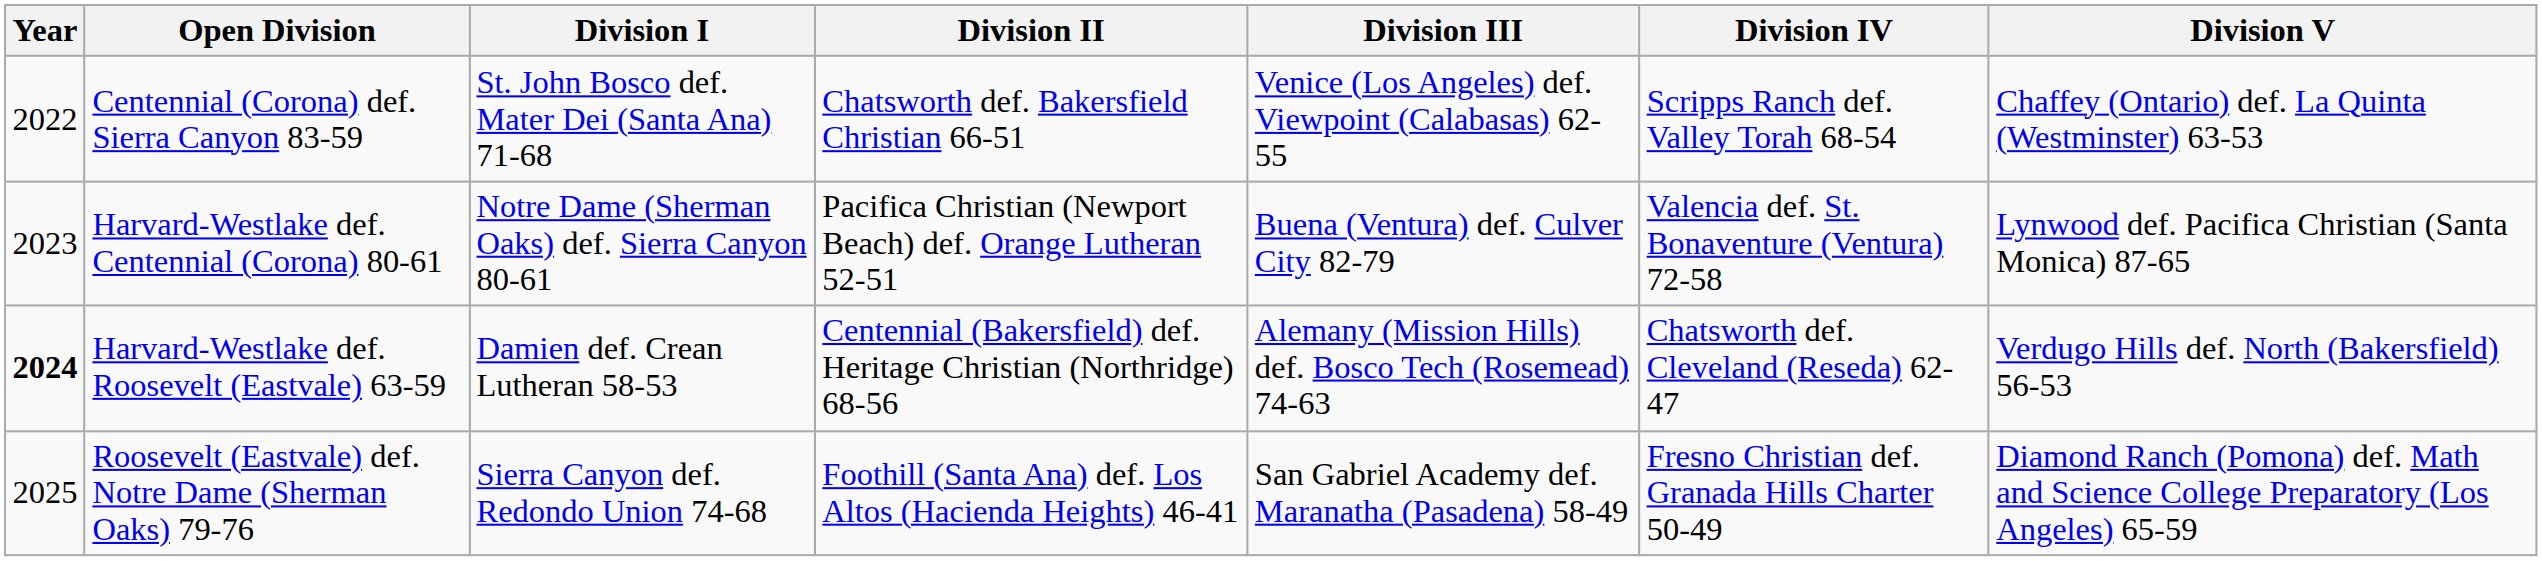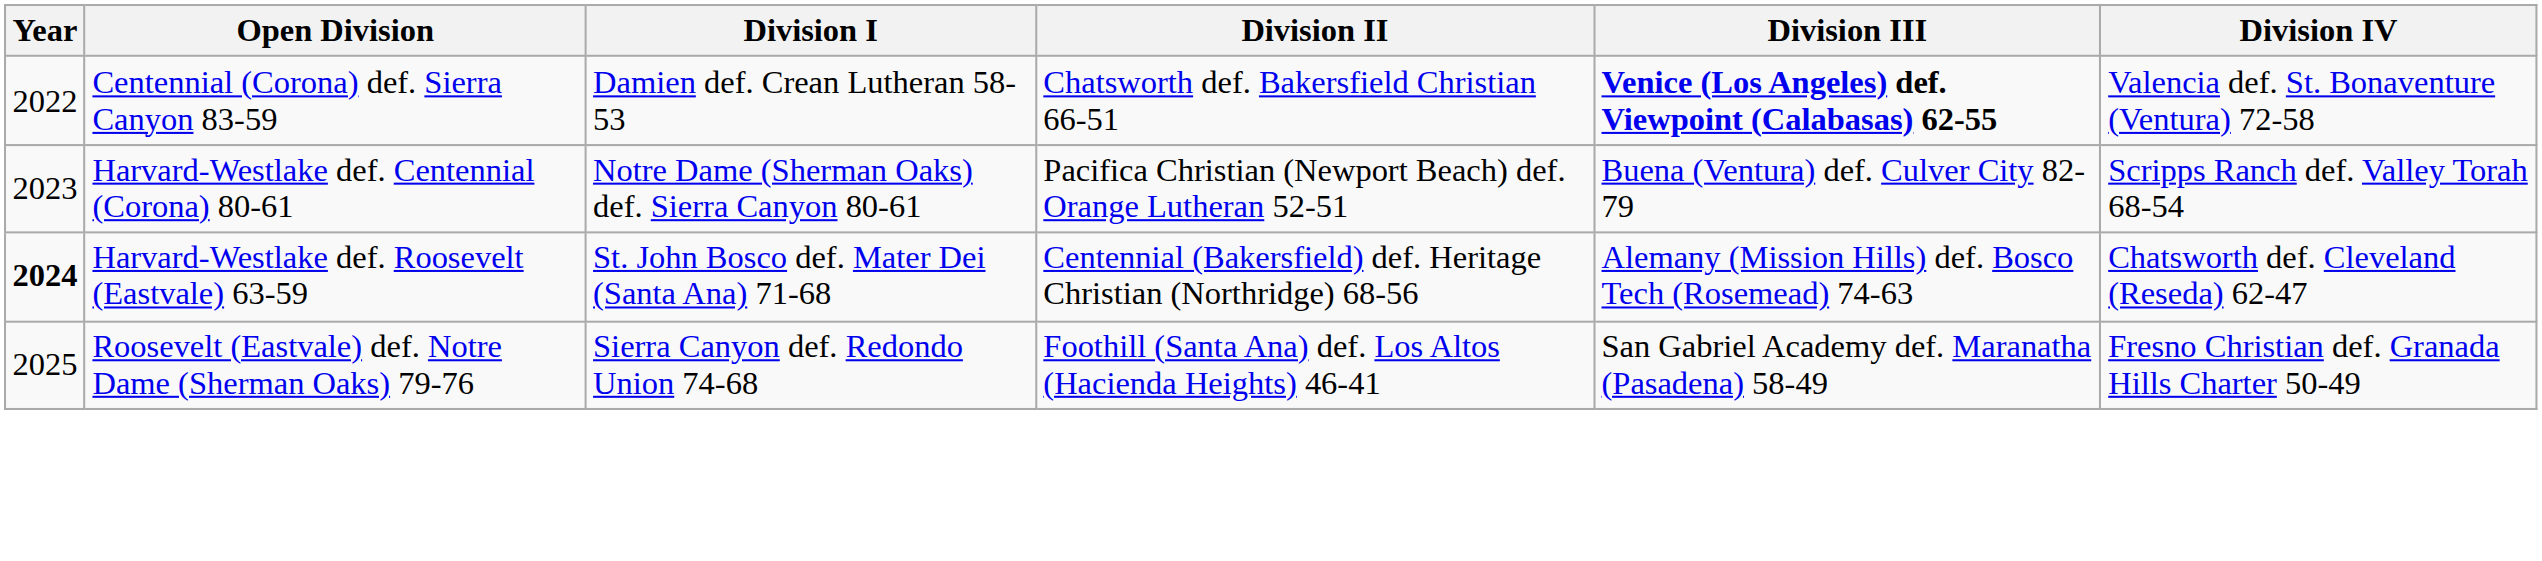- column: (2263, 30)
(624, 118) St. John Bosco def. Mater Dei (Santa Ana) 71-68 -> (805, 100) Damien def. Crean Lutheran 58-53
(1428, 118) normal -> (1799, 100) bold
(1771, 118) Scripps Ranch def. Valley Torah 68-54 -> (2302, 100) Valencia def. St. Bonaventure (Ventura) 72-58
(1795, 242) Valencia def. St. Bonaventure (Ventura) 72-58 -> (2318, 188) Scripps Ranch def. Valley Torah 68-54
(600, 367) Damien def. Crean Lutheran 58-53 -> (789, 276) St. John Bosco def. Mater Dei (Santa Ana) 71-68
